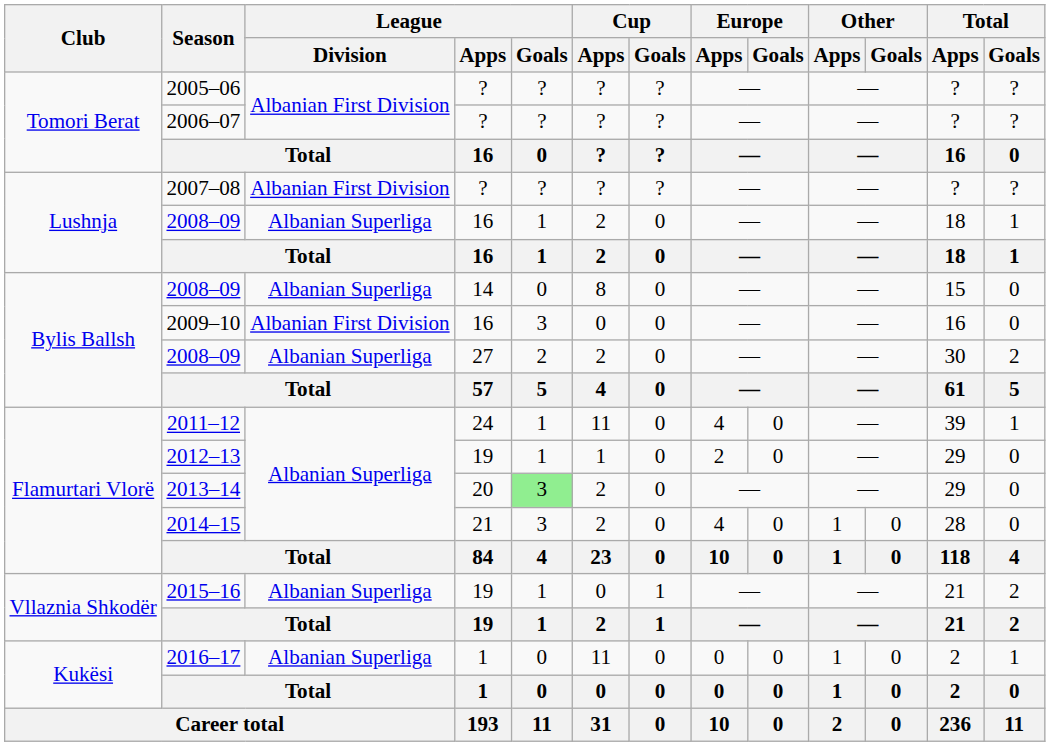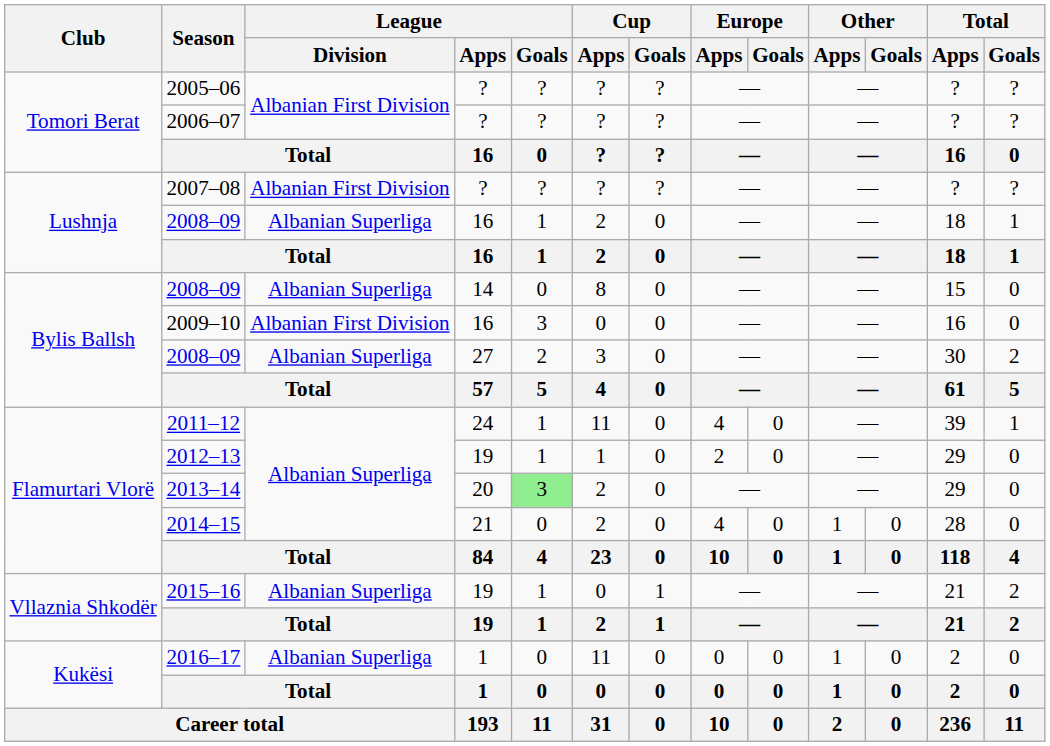(601, 356) 2 -> (601, 356) 3
(542, 523) 3 -> (542, 523) 0
(1014, 657) 1 -> (1014, 657) 0
